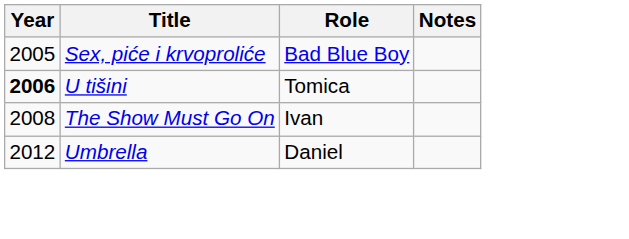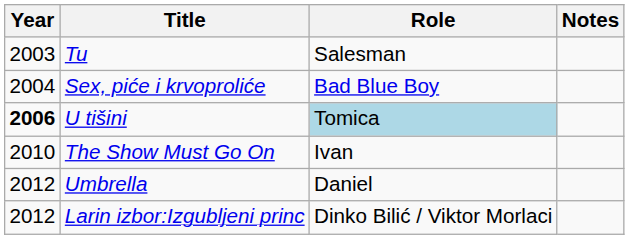+ row: (76, 53)
(32, 53) 2005 -> (32, 86) 2004
(317, 86) no background -> (347, 119) lightblue background
(32, 119) 2008 -> (32, 151) 2010
+ row: (185, 217)
